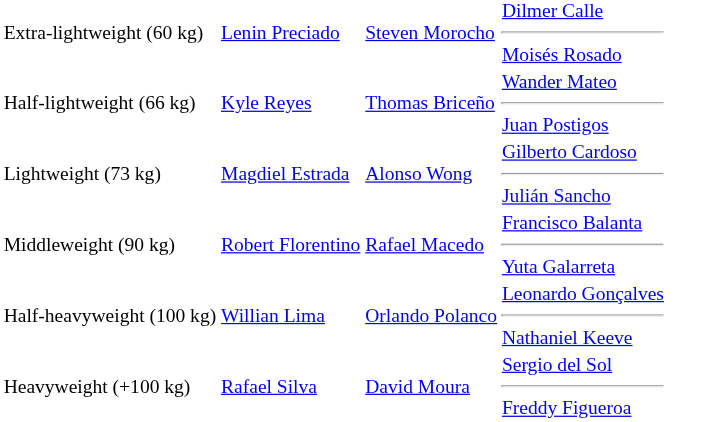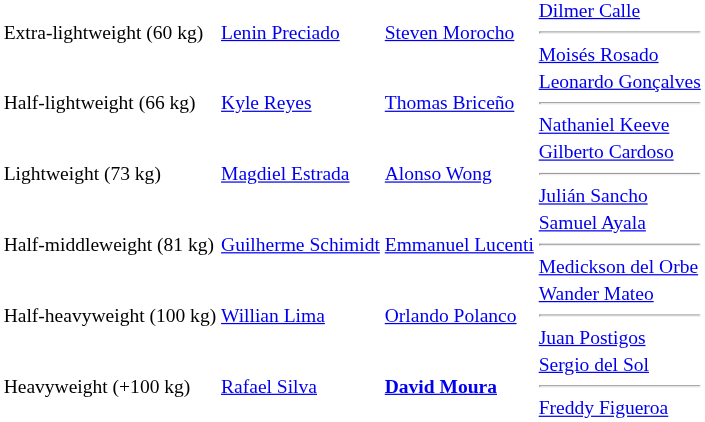(583, 103) Wander Mateo Juan Postigos -> (620, 103) Leonardo Gonçalves Nathaniel Keeve
+ row: (109, 244)
- row: (89, 244)
(583, 315) Leonardo Gonçalves Nathaniel Keeve -> (620, 315) Wander Mateo Juan Postigos
(418, 386) normal -> (441, 386) bold
